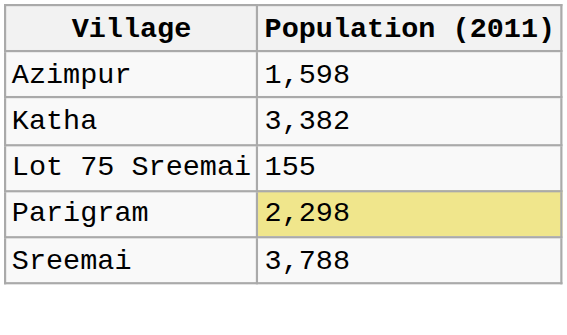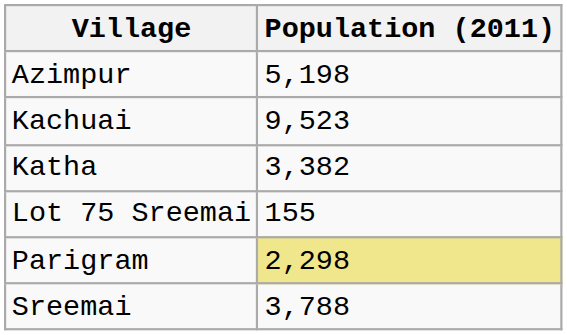(307, 75) 1,598 -> (307, 75) 5,198
+ row: (72, 121)
